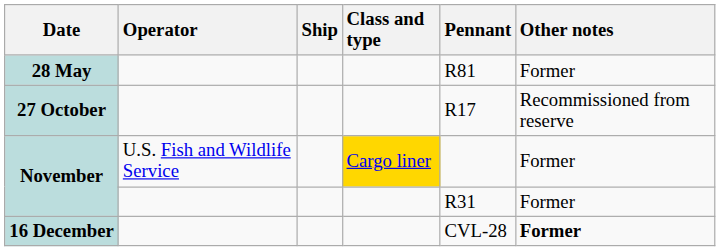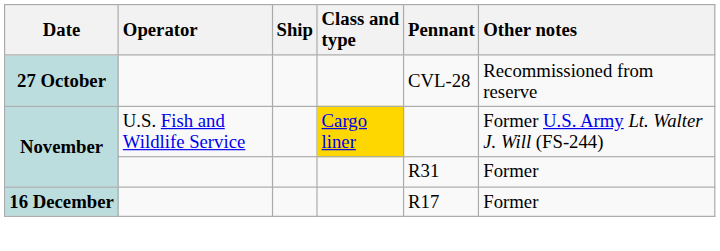- row: (62, 70)
(460, 110) R17 -> (439, 80) CVL-28
(547, 161) Former -> (593, 131) Former U.S. Army Lt. Walter J. Will (FS-244)
(476, 230) CVL-28 -> (424, 201) R17
(550, 230) bold -> (511, 201) normal
